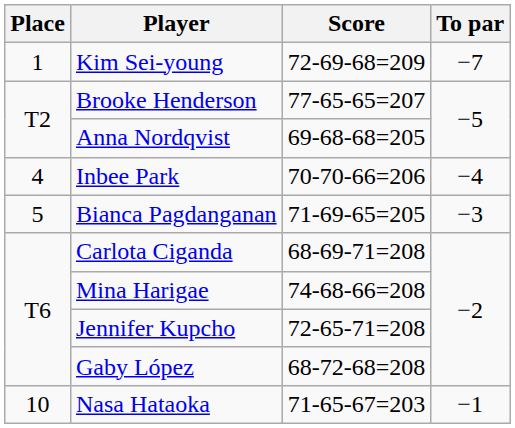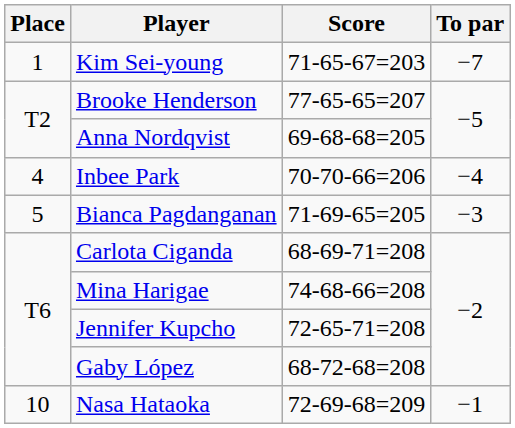(356, 61) 72-69-68=209 -> (356, 61) 71-65-67=203
(356, 404) 71-65-67=203 -> (356, 404) 72-69-68=209
